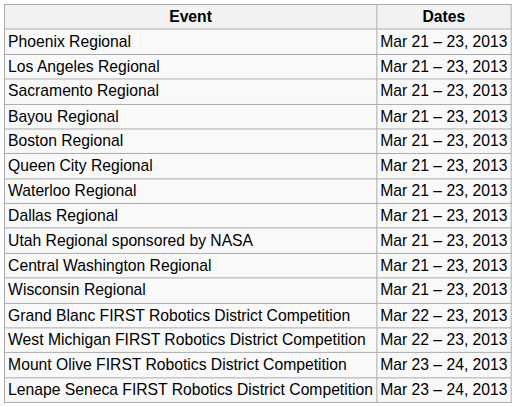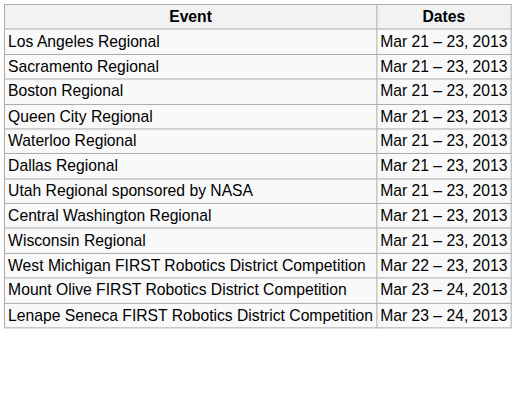- row: (70, 41)
- row: (63, 116)
- row: (179, 315)
